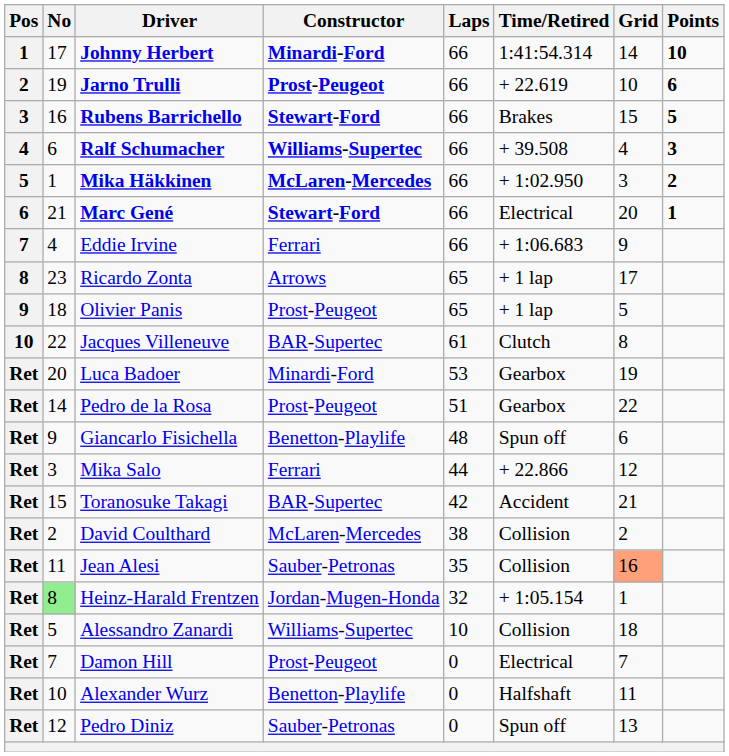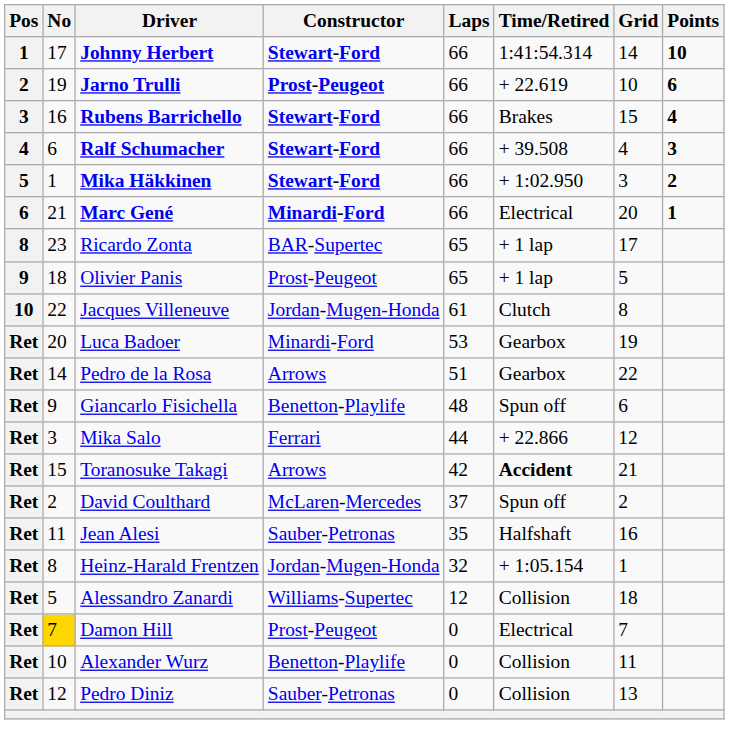(326, 52) Minardi-Ford -> (324, 52) Stewart-Ford
(672, 116) 5 -> (672, 116) 4
(345, 149) Williams-Supertec -> (324, 149) Stewart-Ford
(350, 181) McLaren-Mercedes -> (324, 181) Stewart-Ford
(324, 213) Stewart-Ford -> (326, 213) Minardi-Ford
- row: (128, 245)
(297, 277) Arrows -> (325, 245) BAR-Supertec
(325, 341) BAR-Supertec -> (354, 309) Jordan-Mugen-Honda
(322, 405) Prost-Peugeot -> (297, 373) Arrows
(325, 501) BAR-Supertec -> (297, 469) Arrows
(534, 501) normal -> (535, 469) bold
(458, 534) 38 -> (458, 501) 37
(534, 534) Collision -> (532, 501) Spun off
(534, 566) Collision -> (535, 534) Halfshaft
(628, 566) lightsalmon background -> (628, 534) no background
(52, 598) lightgreen background -> (52, 566) no background
(458, 630) 10 -> (458, 598) 12
(52, 662) no background -> (52, 630) gold background
(535, 694) Halfshaft -> (534, 662) Collision
(532, 726) Spun off -> (534, 694) Collision
